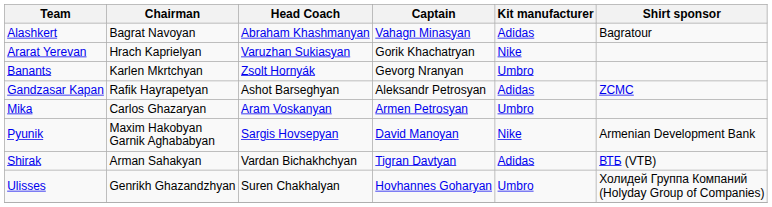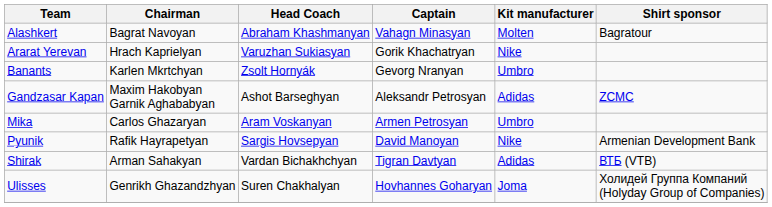(516, 33) Adidas -> (516, 33) Molten
(159, 90) Rafik Hayrapetyan -> (162, 96) Maxim Hakobyan Garnik Aghababyan
(162, 134) Maxim Hakobyan Garnik Aghababyan -> (159, 141) Rafik Hayrapetyan
(516, 186) Umbro -> (512, 186) Joma
